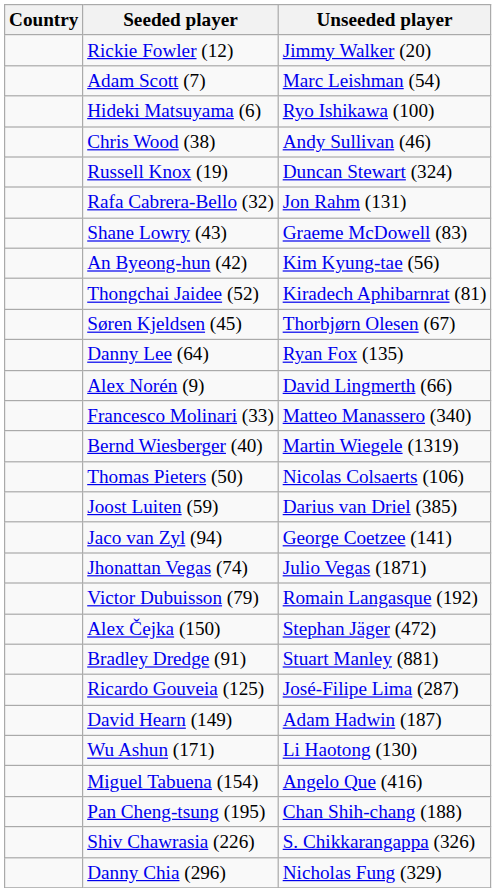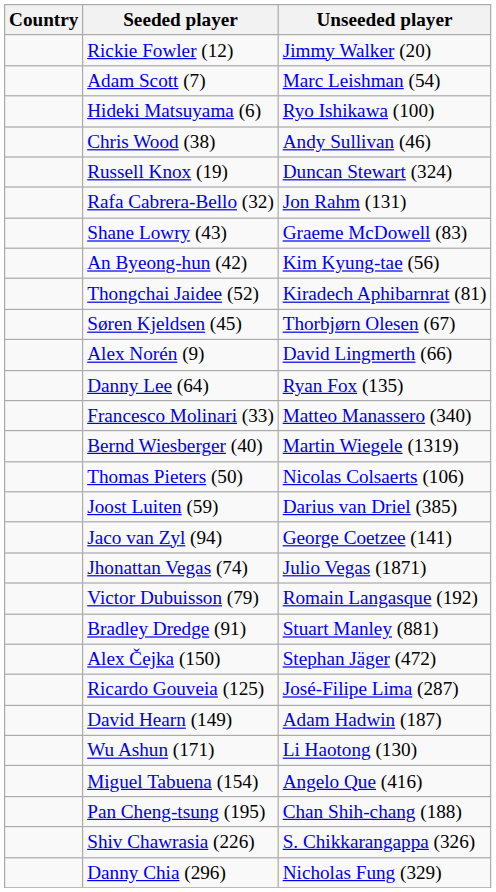rows swapped: (148, 354) <-> (146, 385)
rows swapped: (167, 659) <-> (154, 628)
